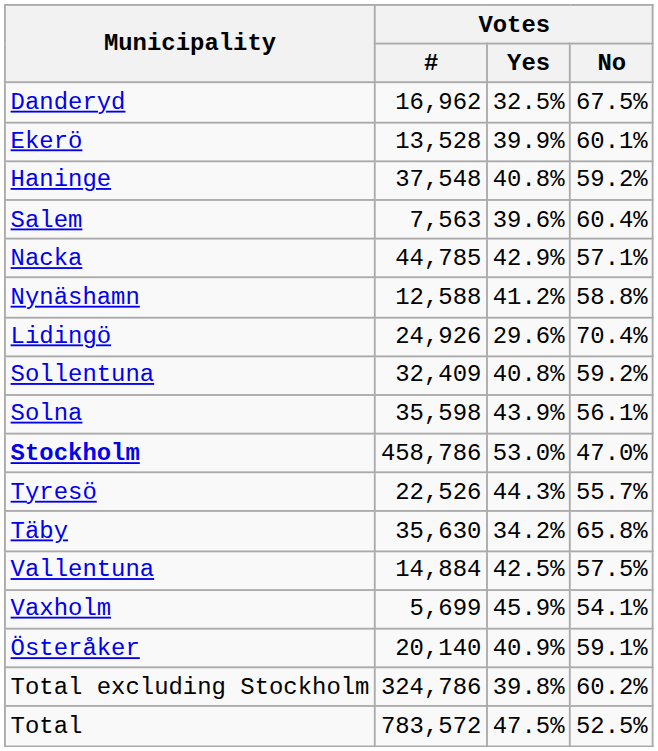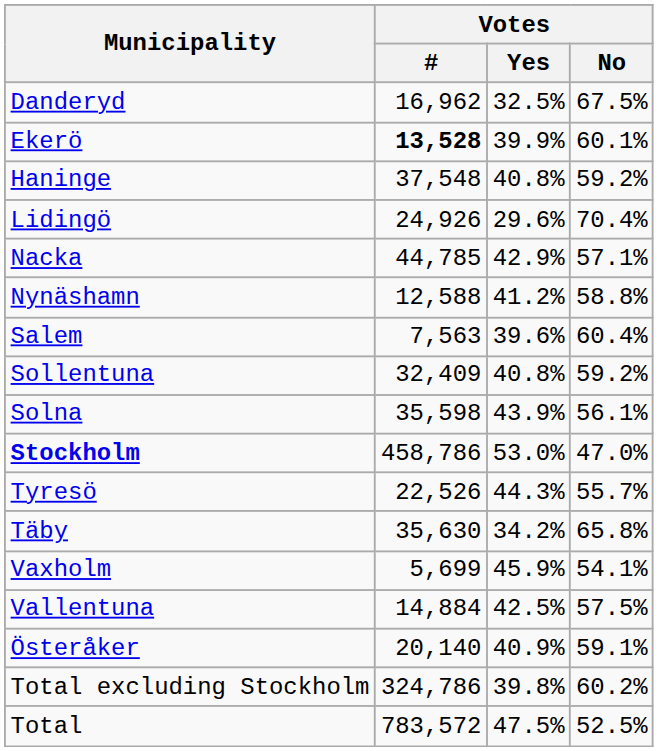(438, 141) normal -> (438, 141) bold
rows swapped: (61, 336) <-> (47, 219)
rows swapped: (82, 570) <-> (61, 609)
